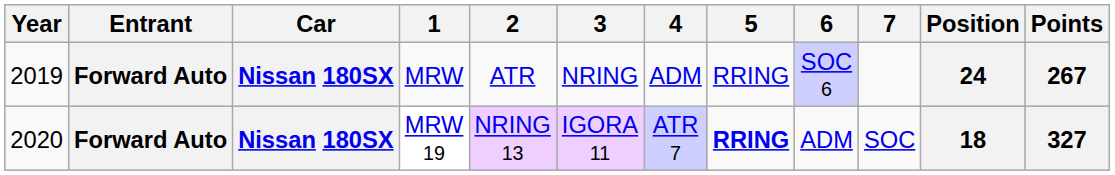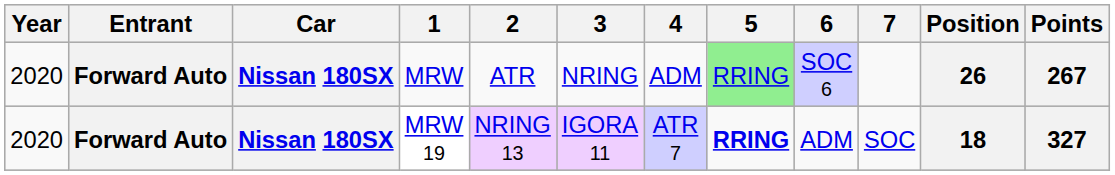(37, 75) 2019 -> (37, 75) 2020
(751, 75) no background -> (751, 75) lightgreen background
(973, 75) 24 -> (973, 75) 26
